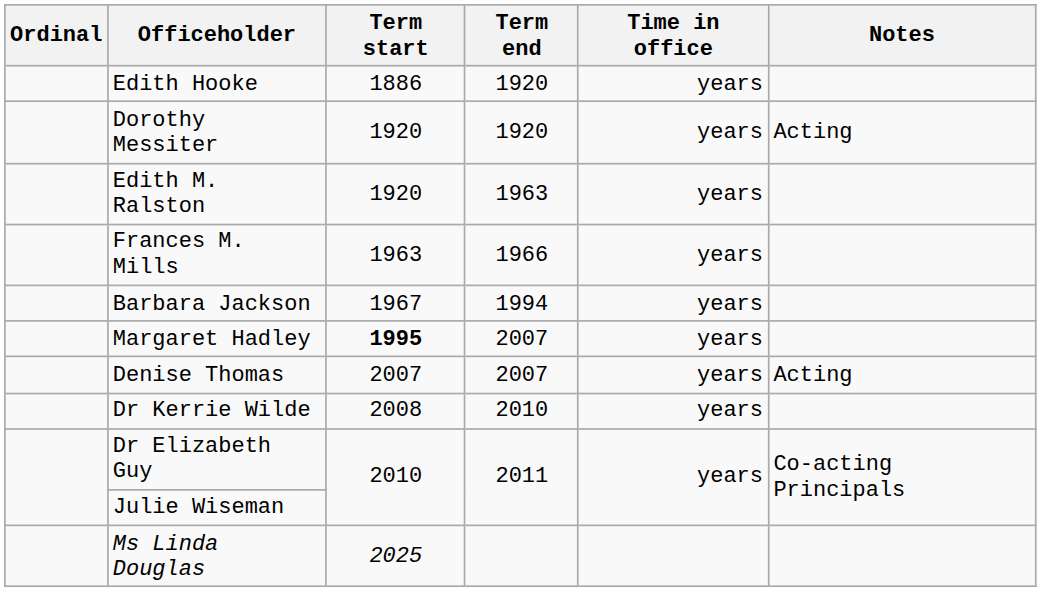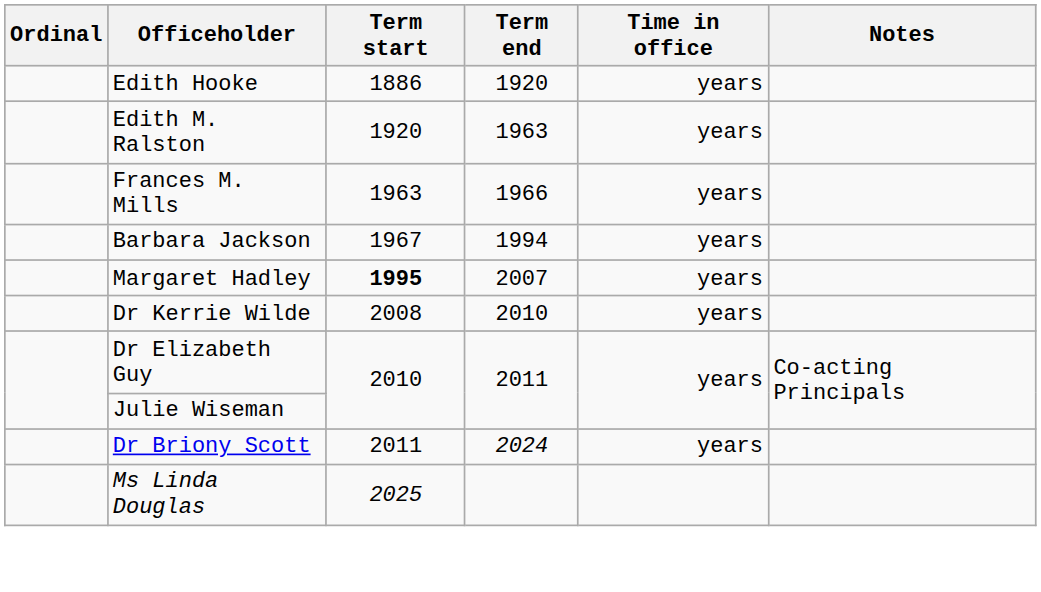- row: (166, 132)
- row: (199, 375)
+ row: (212, 446)
